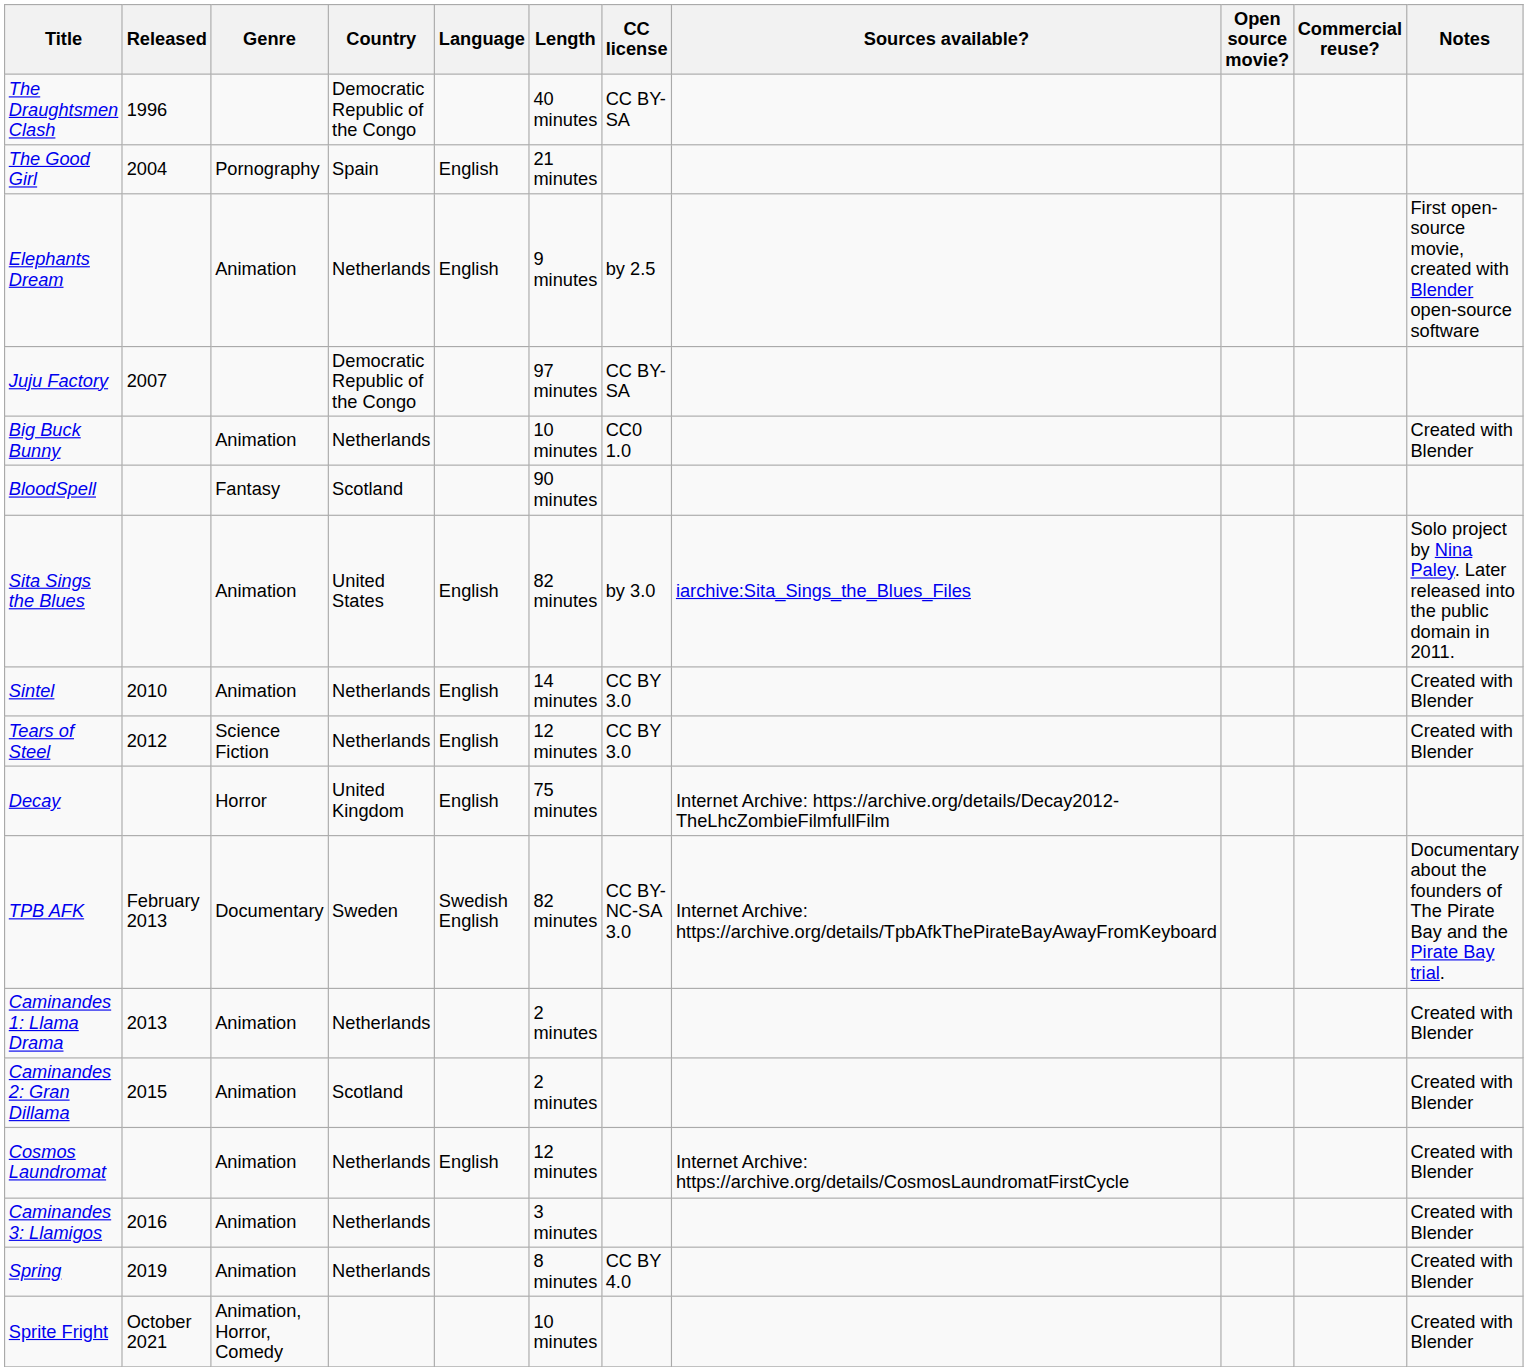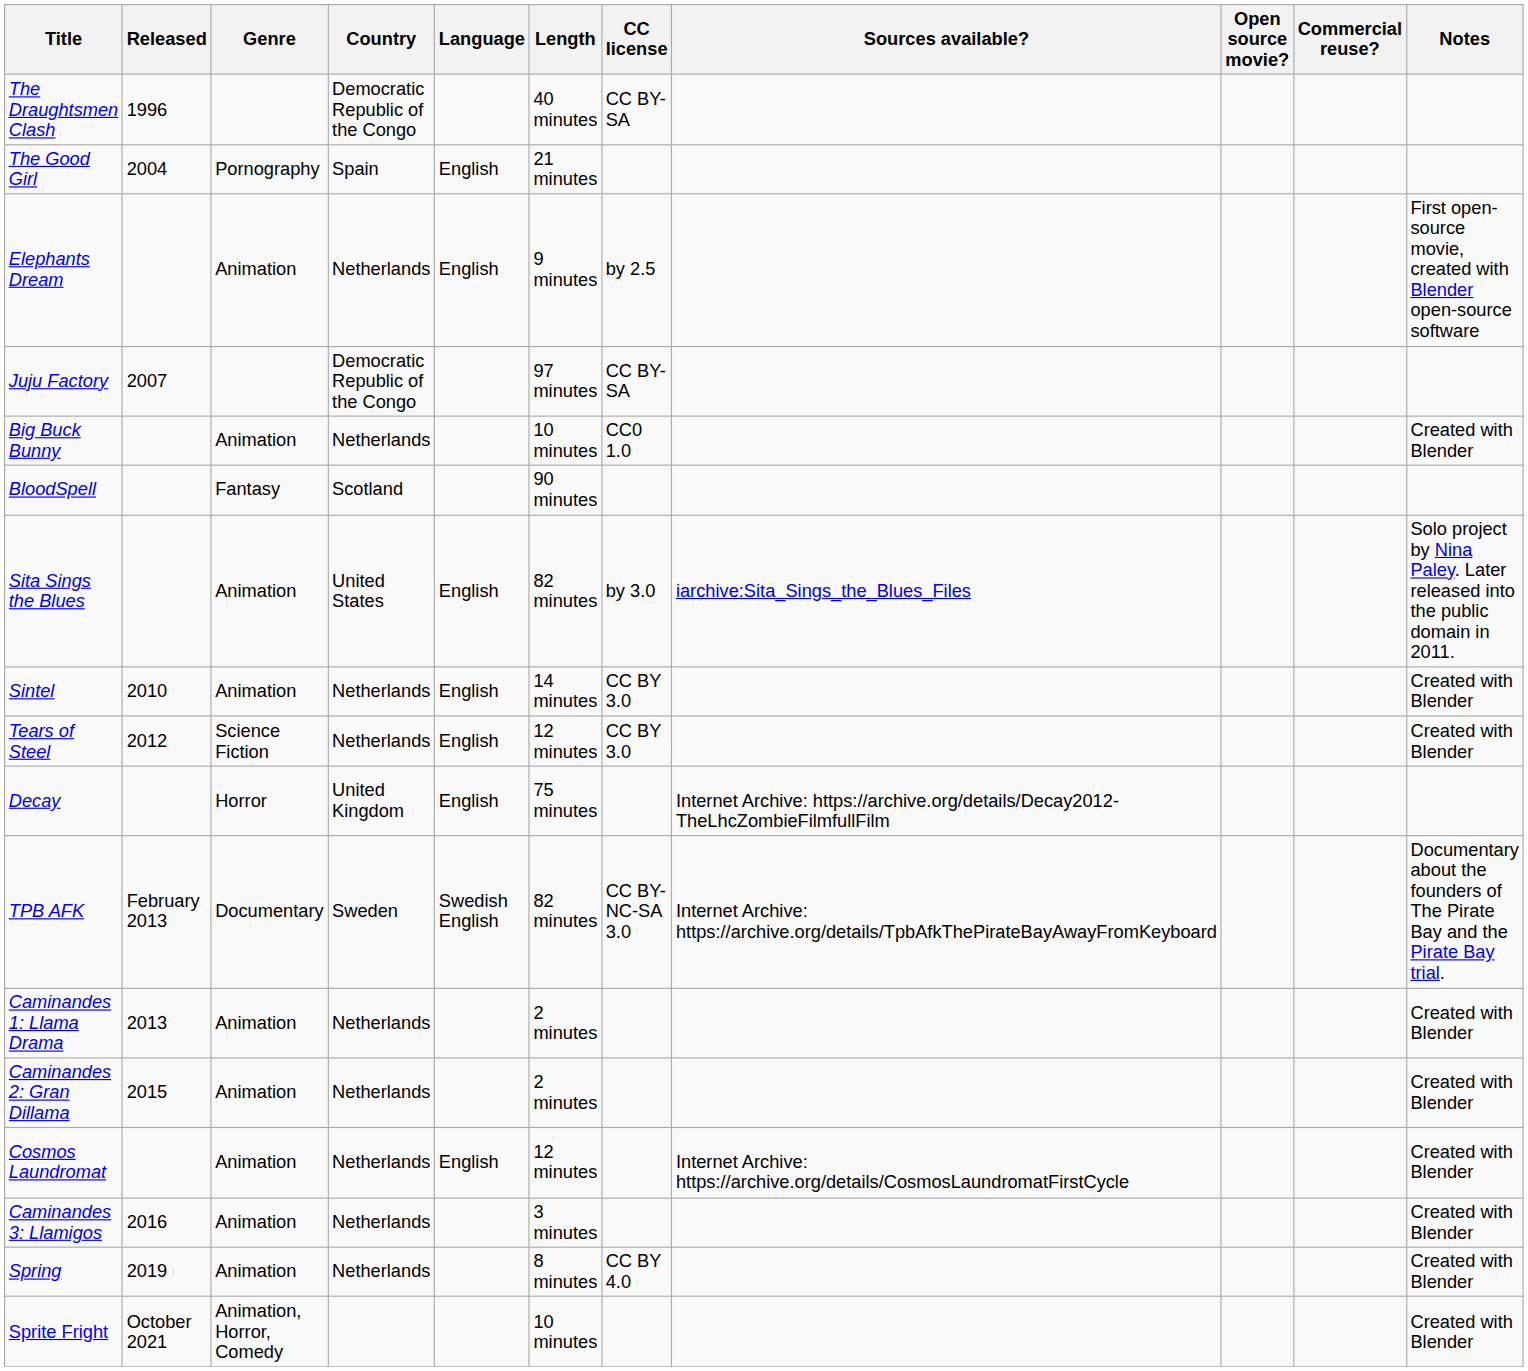(368, 1092) Scotland -> (381, 1092) Netherlands
